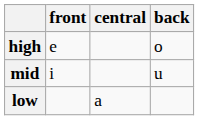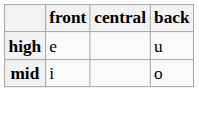(158, 45) o -> (158, 45) u
(158, 73) u -> (158, 73) o
- row: (25, 100)
